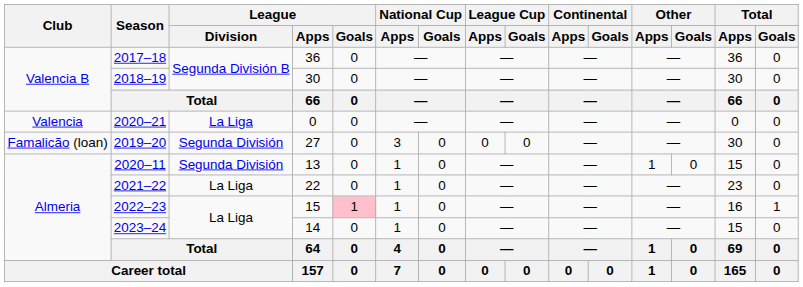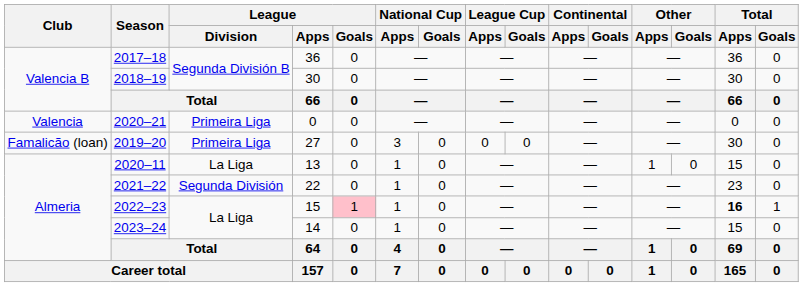(231, 121) La Liga -> (231, 121) Primeira Liga
(231, 143) Segunda División -> (231, 143) Primeira Liga
(231, 164) Segunda División -> (231, 164) La Liga
(231, 185) La Liga -> (231, 185) Segunda División
(735, 206) normal -> (735, 206) bold
